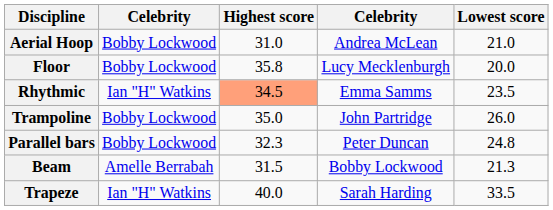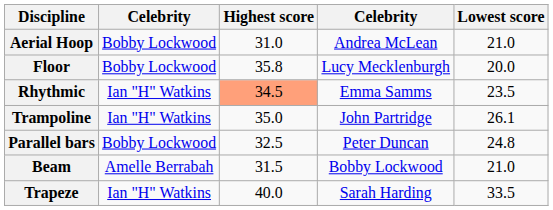(159, 117) Bobby Lockwood -> (159, 117) Ian "H" Watkins
(501, 117) 26.0 -> (501, 117) 26.1
(269, 142) 32.3 -> (269, 142) 32.5
(501, 167) 21.3 -> (501, 167) 21.0
